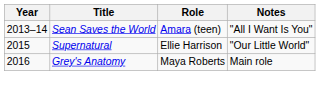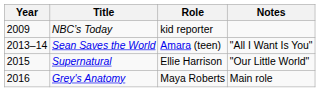+ row: (82, 29)
